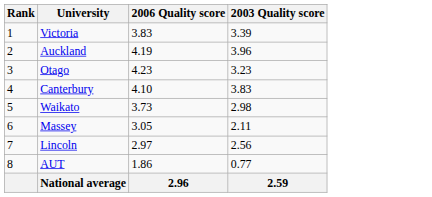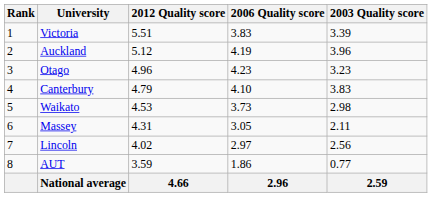+ column: (178, 13)
